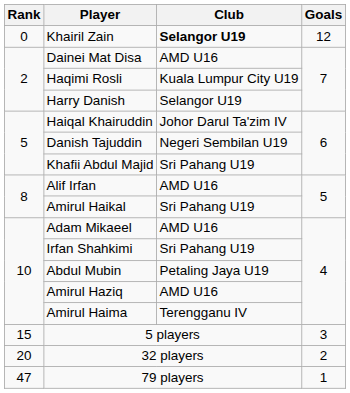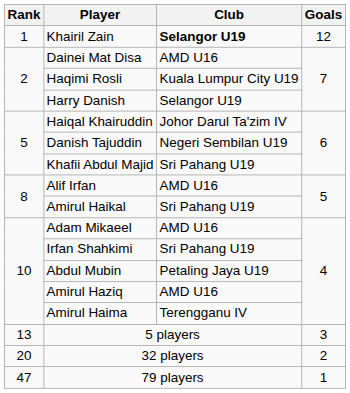(24, 36) 0 -> (24, 36) 1
(24, 334) 15 -> (24, 334) 13
